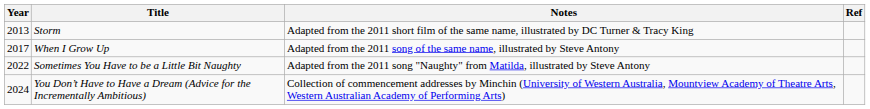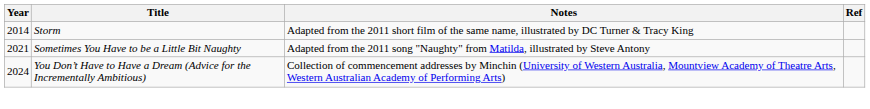(18, 30) 2013 -> (18, 30) 2014
- row: (72, 48)
(18, 65) 2022 -> (18, 48) 2021
